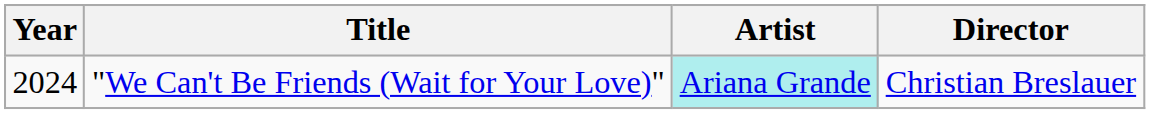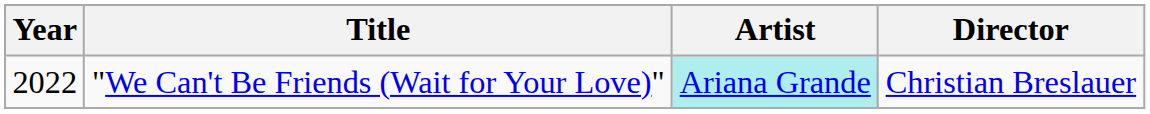(45, 81) 2024 -> (45, 81) 2022
